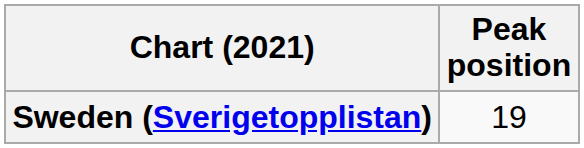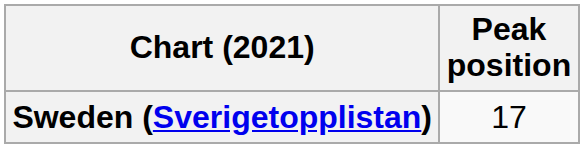(509, 116) 19 -> (509, 116) 17
